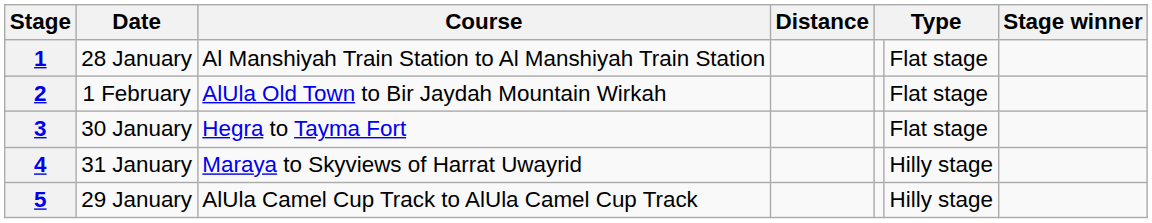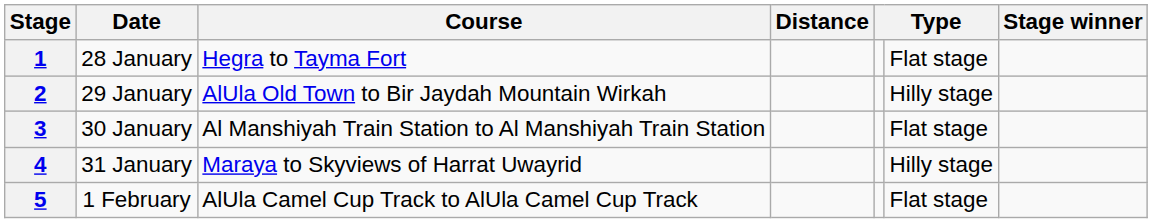(484, 57) Al Manshiyah Train Station to Al Manshiyah Train Station -> (304, 57) Hegra to Tayma Fort
(137, 93) 1 February -> (137, 93) 29 January
(939, 93) Flat stage -> (941, 93) Hilly stage
(304, 128) Hegra to Tayma Fort -> (484, 128) Al Manshiyah Train Station to Al Manshiyah Train Station
(137, 199) 29 January -> (137, 199) 1 February
(941, 199) Hilly stage -> (939, 199) Flat stage
